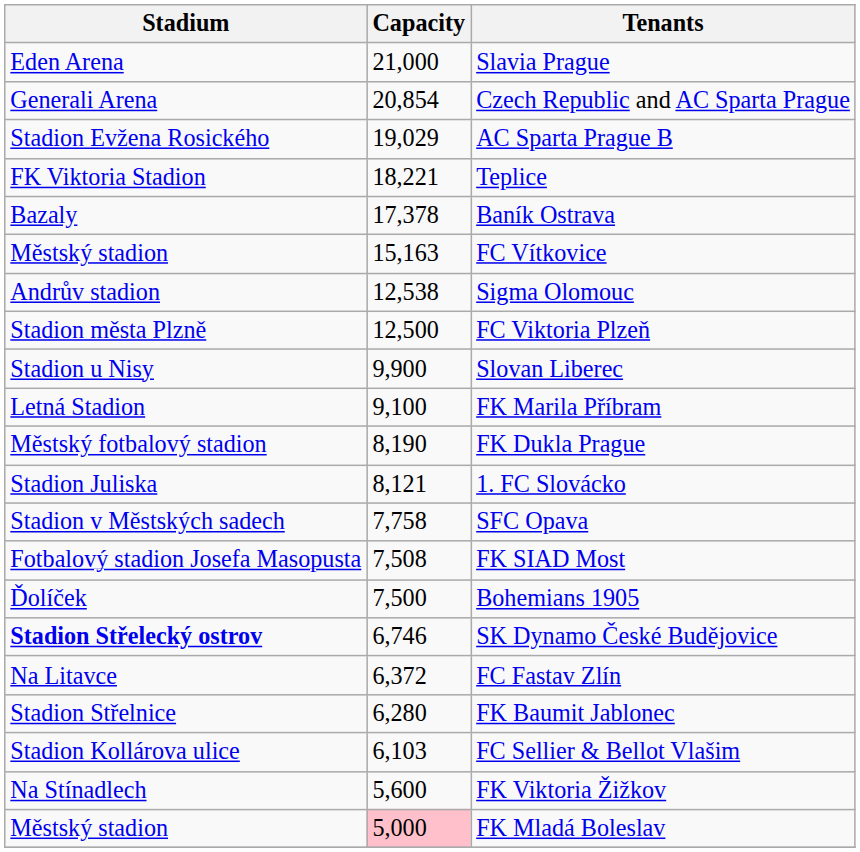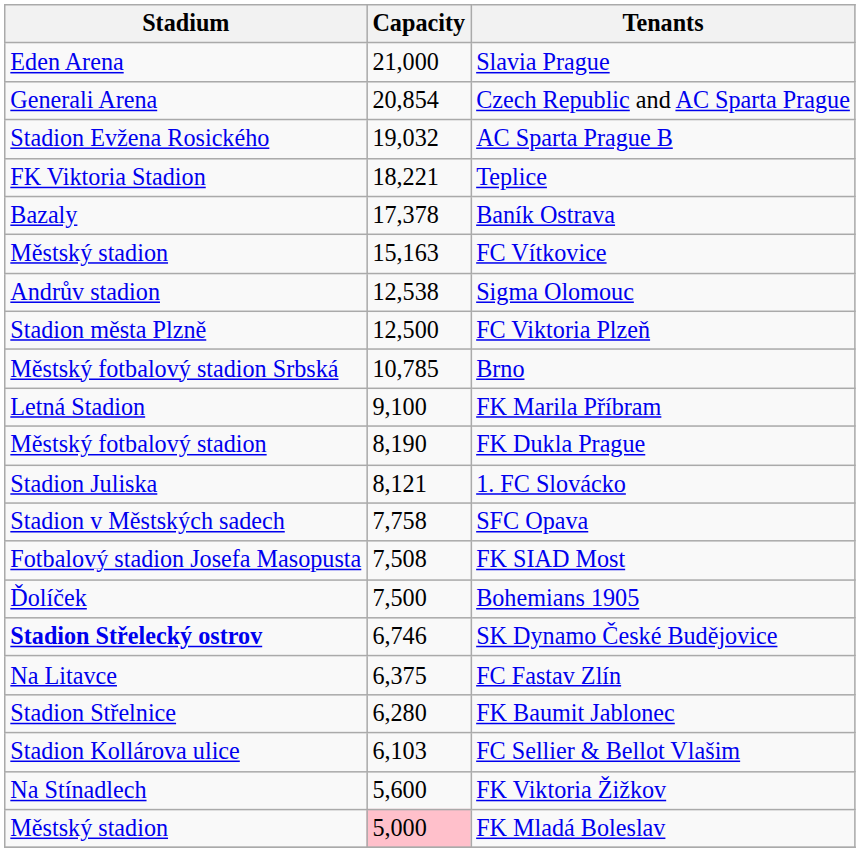(406, 138) 19,029 -> (406, 138) 19,032
+ row: (500, 368)
- row: (550, 368)
(400, 675) 6,372 -> (400, 675) 6,375
